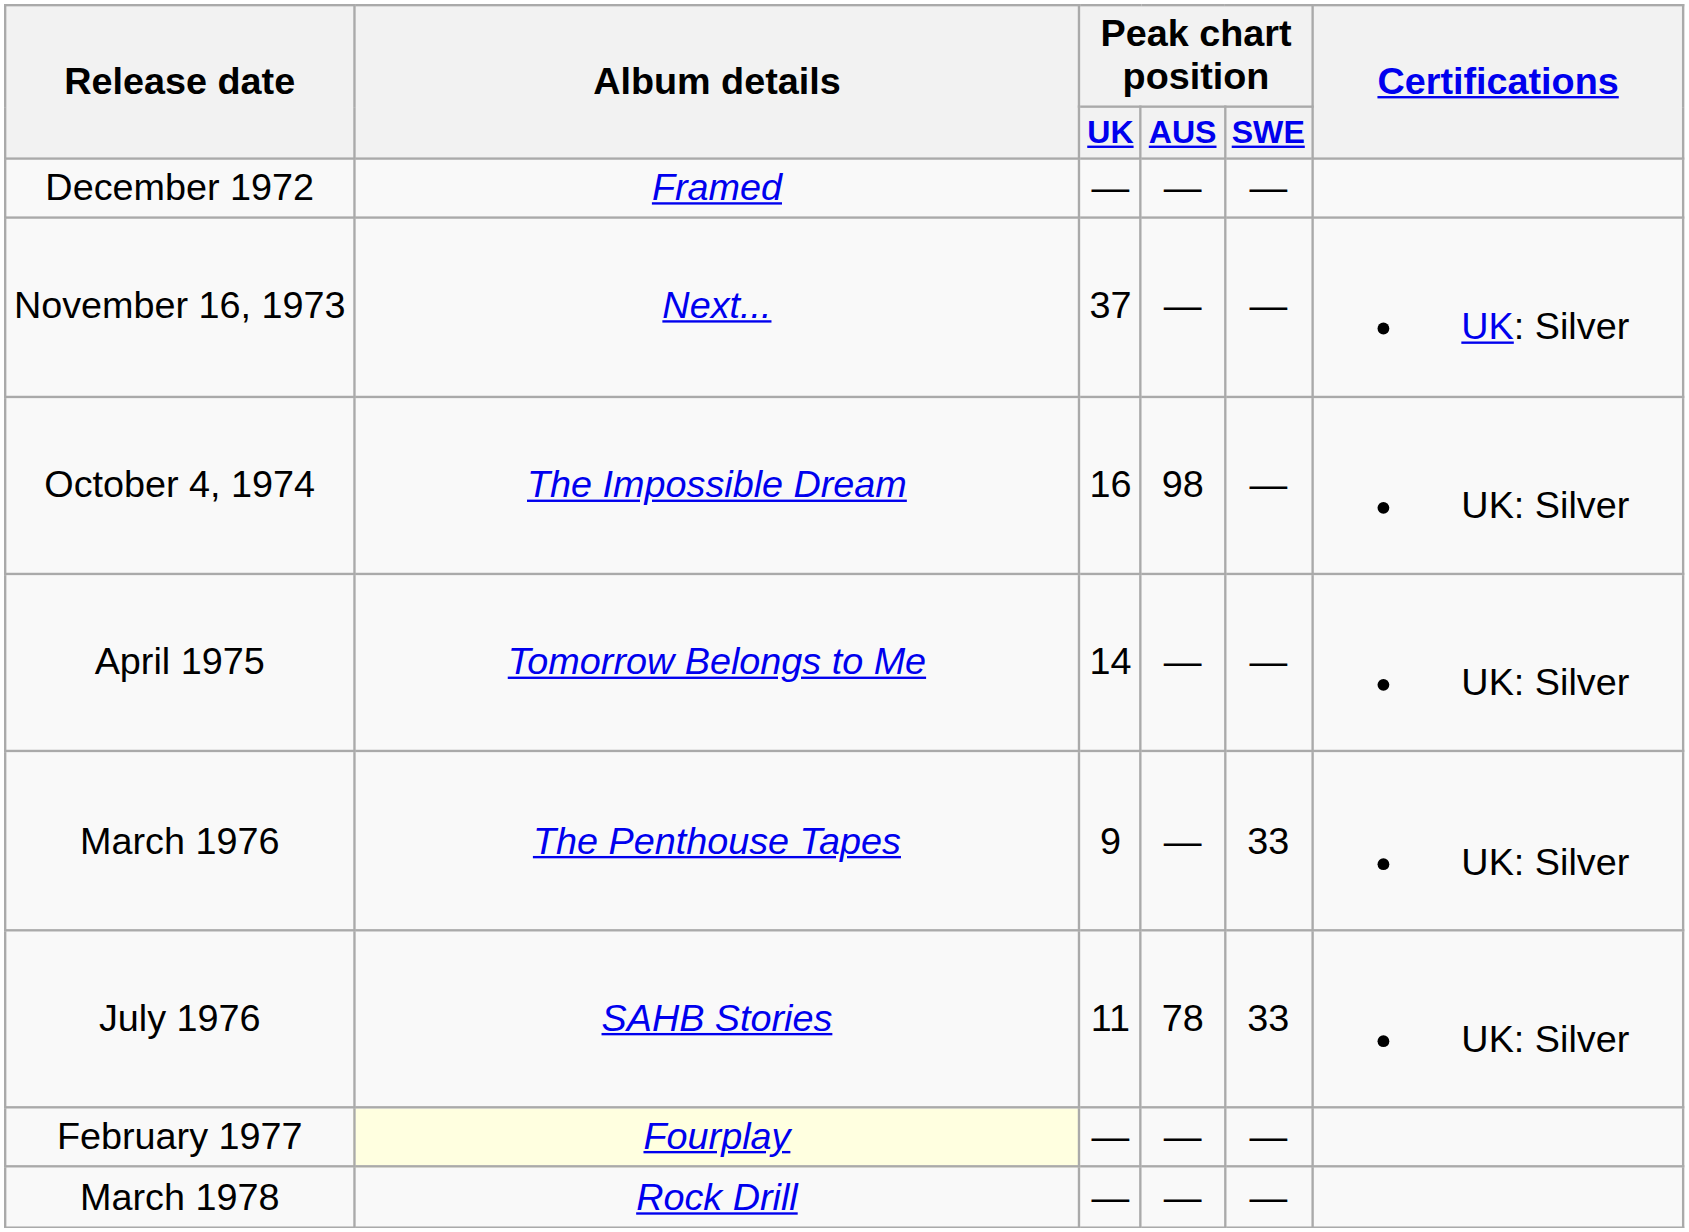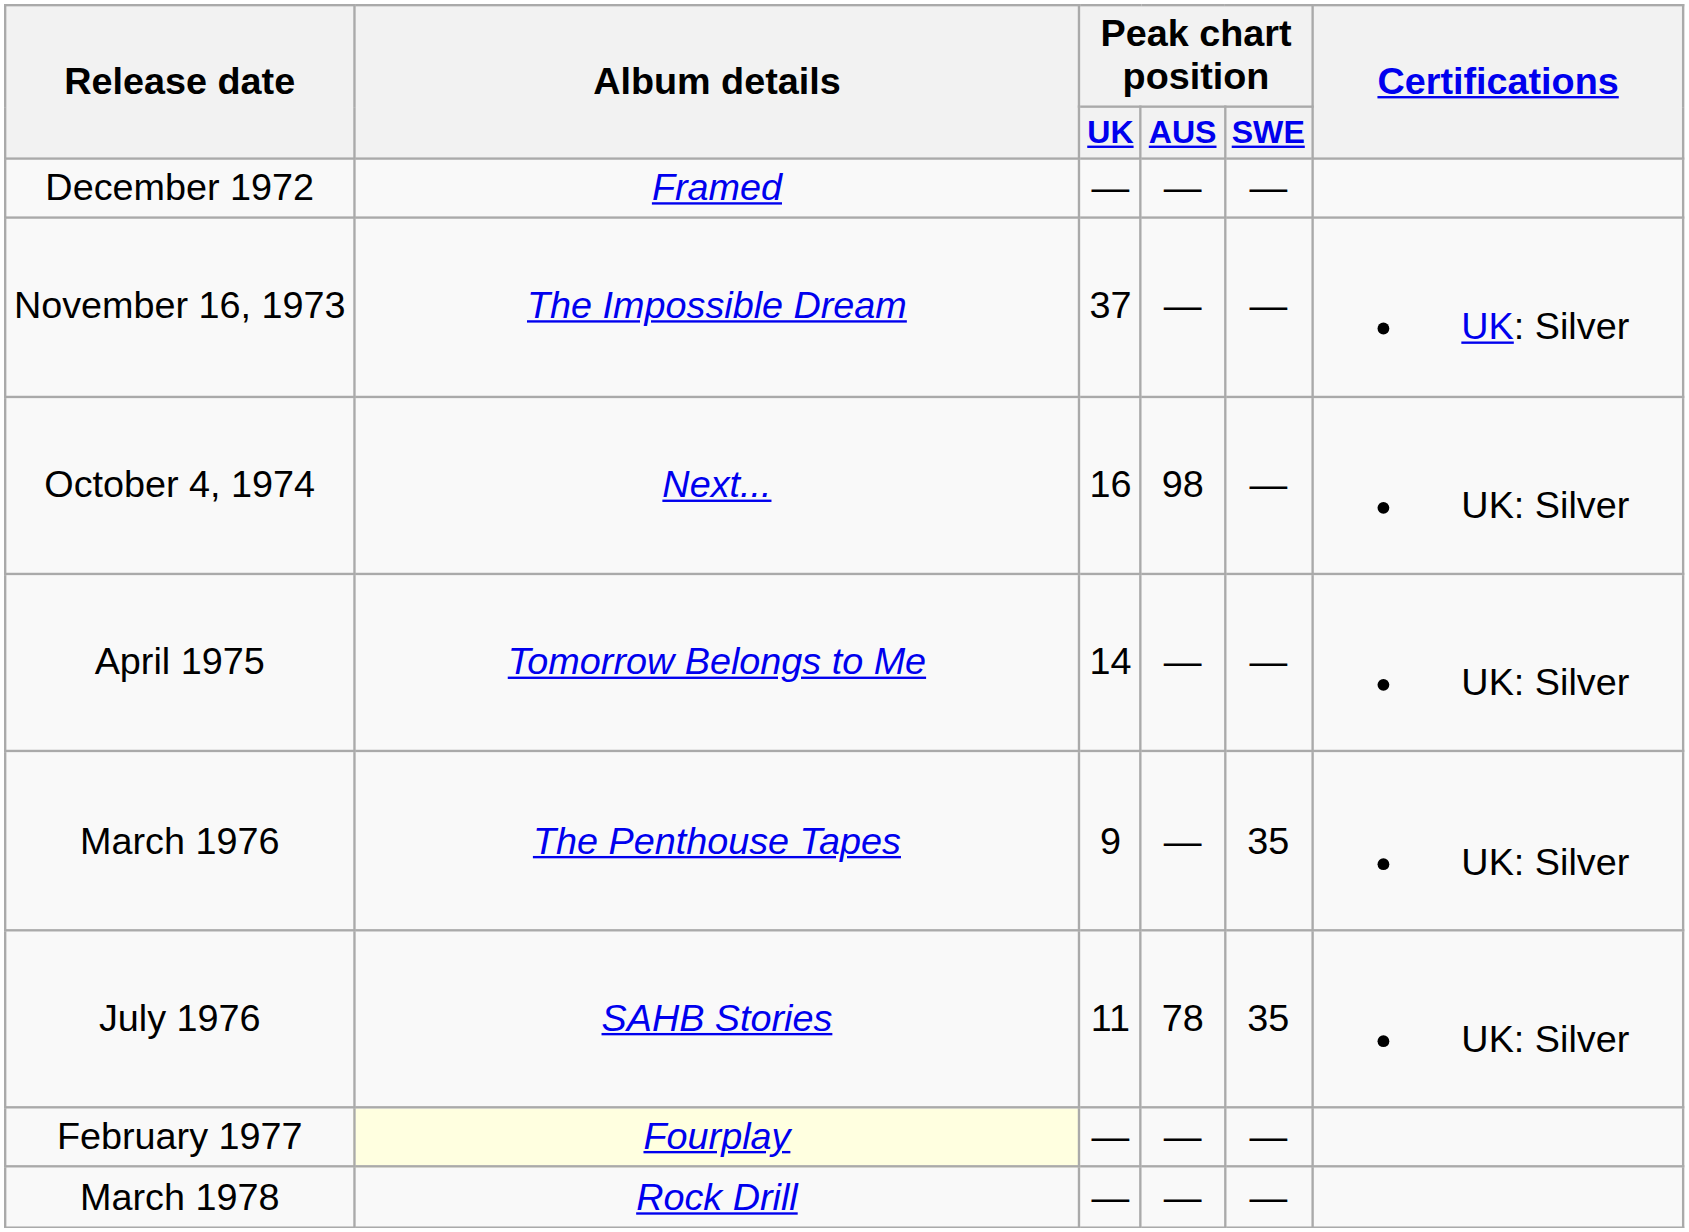(717, 306) Next... -> (717, 306) The Impossible Dream
(717, 484) The Impossible Dream -> (717, 484) Next...
(1268, 839) 33 -> (1268, 839) 35
(1268, 1017) 33 -> (1268, 1017) 35
